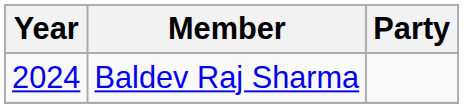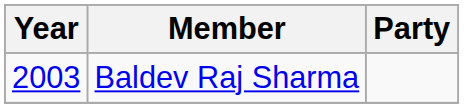(46, 77) 2024 -> (46, 77) 2003
